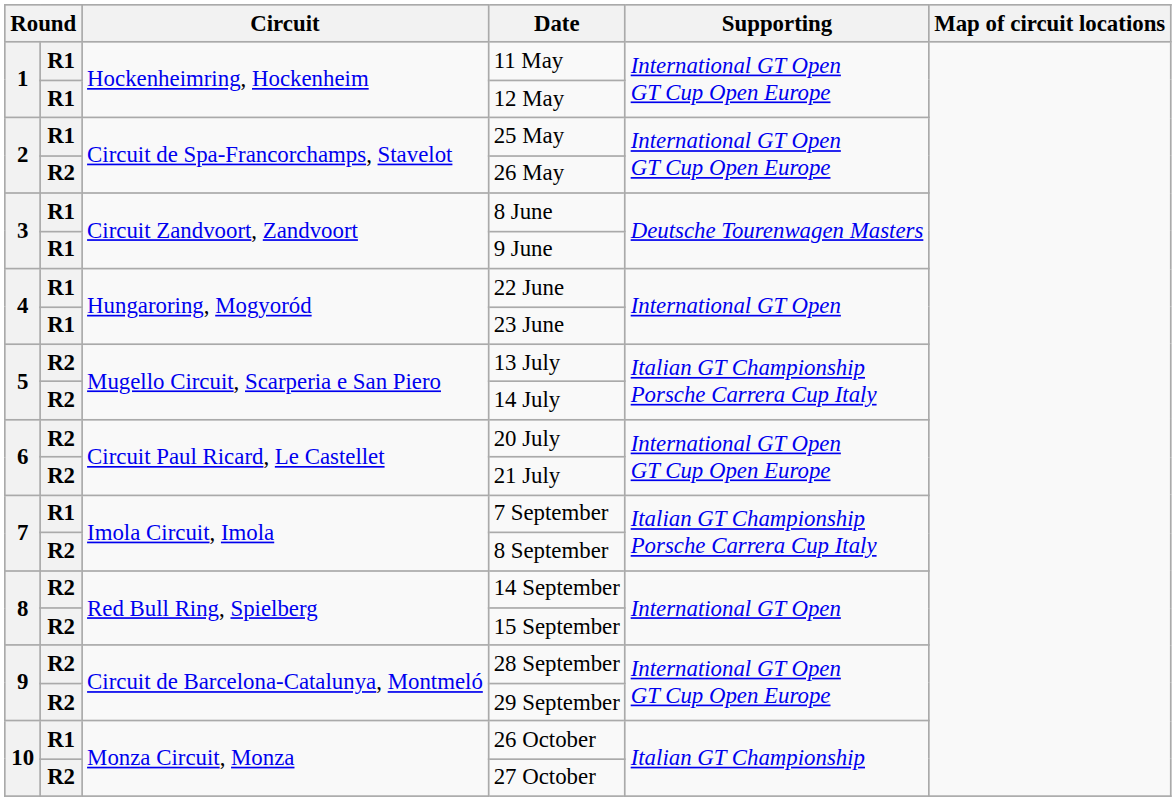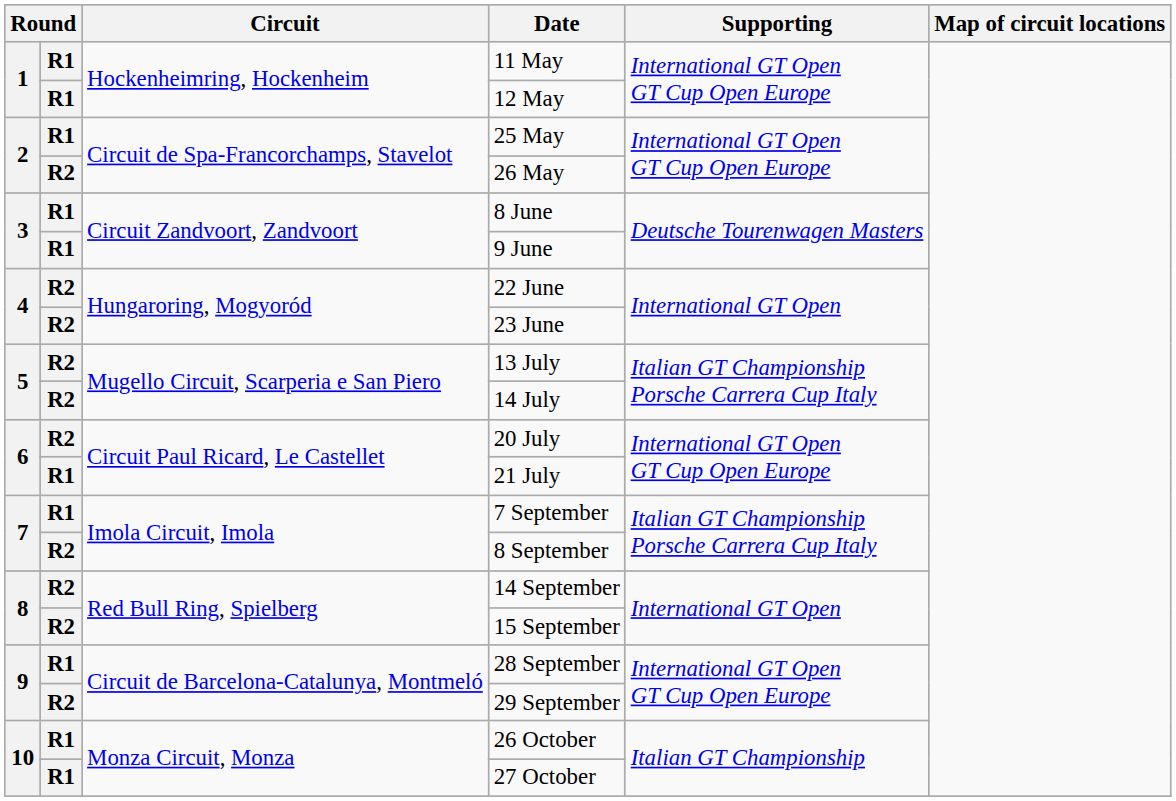(61, 286) R1 -> (61, 286) R2
(61, 324) R1 -> (61, 324) R2
(61, 475) R2 -> (61, 475) R1
(61, 663) R2 -> (61, 663) R1
(61, 776) R2 -> (61, 776) R1
